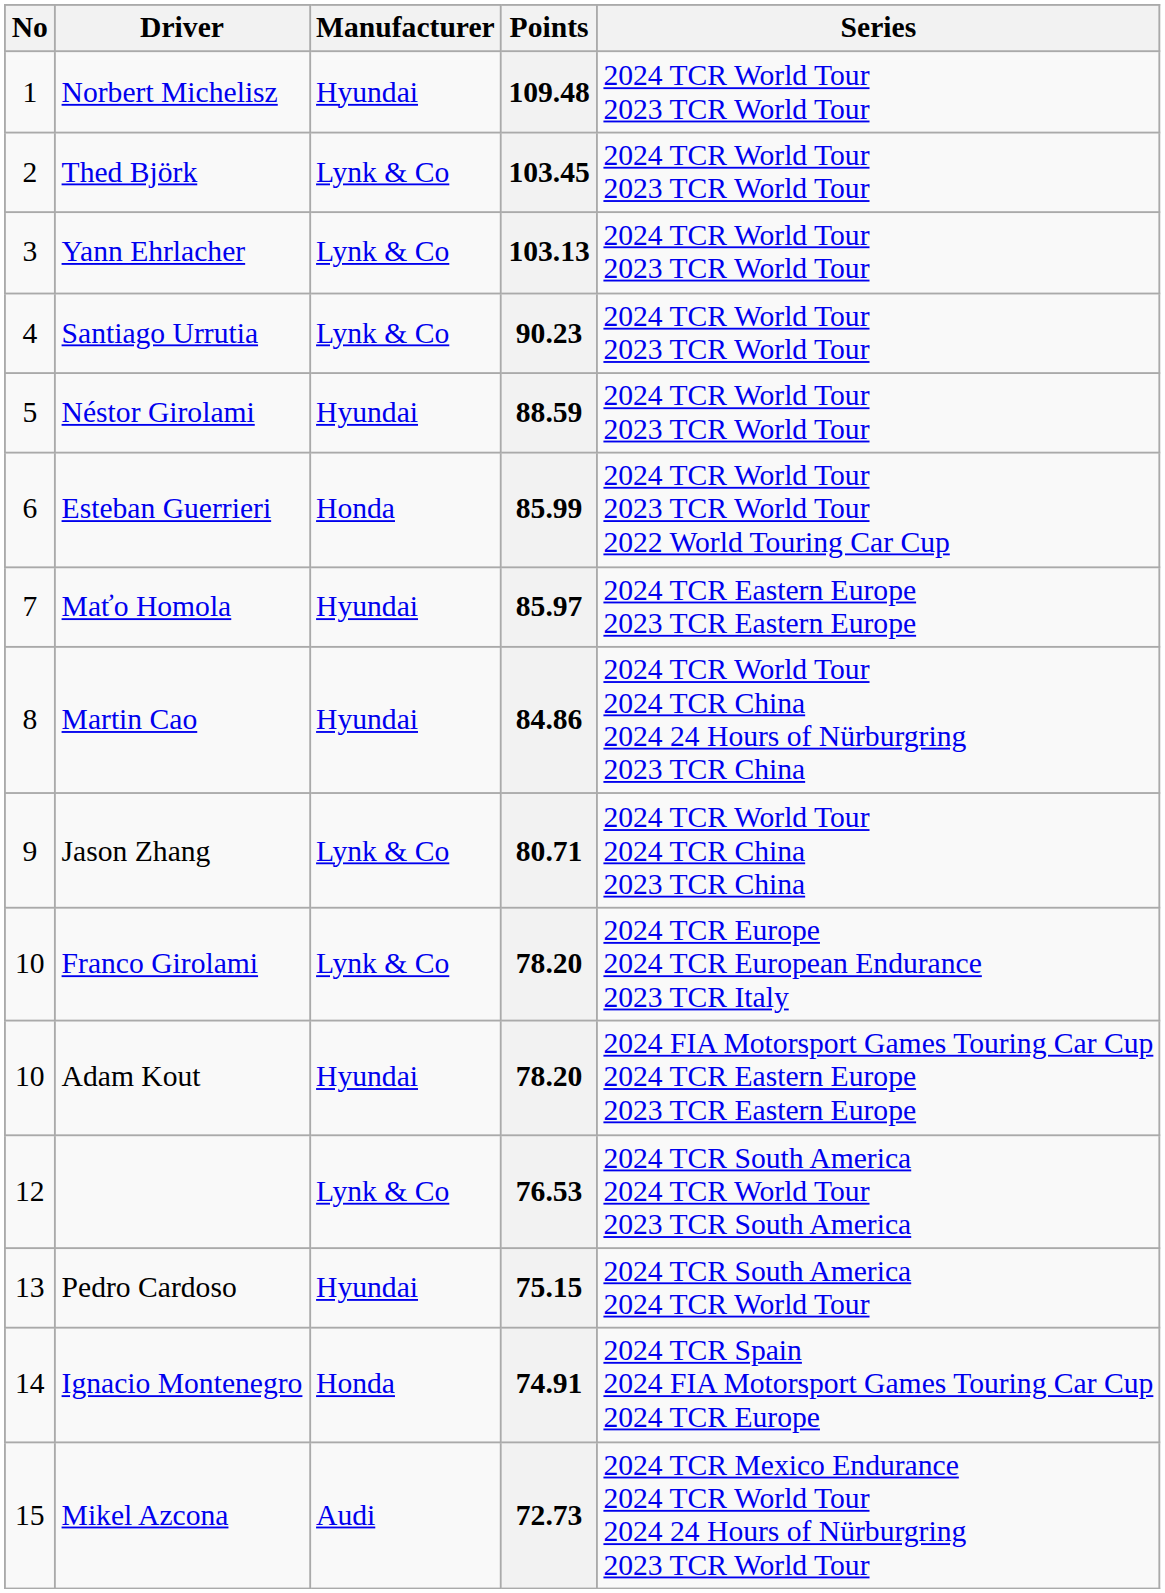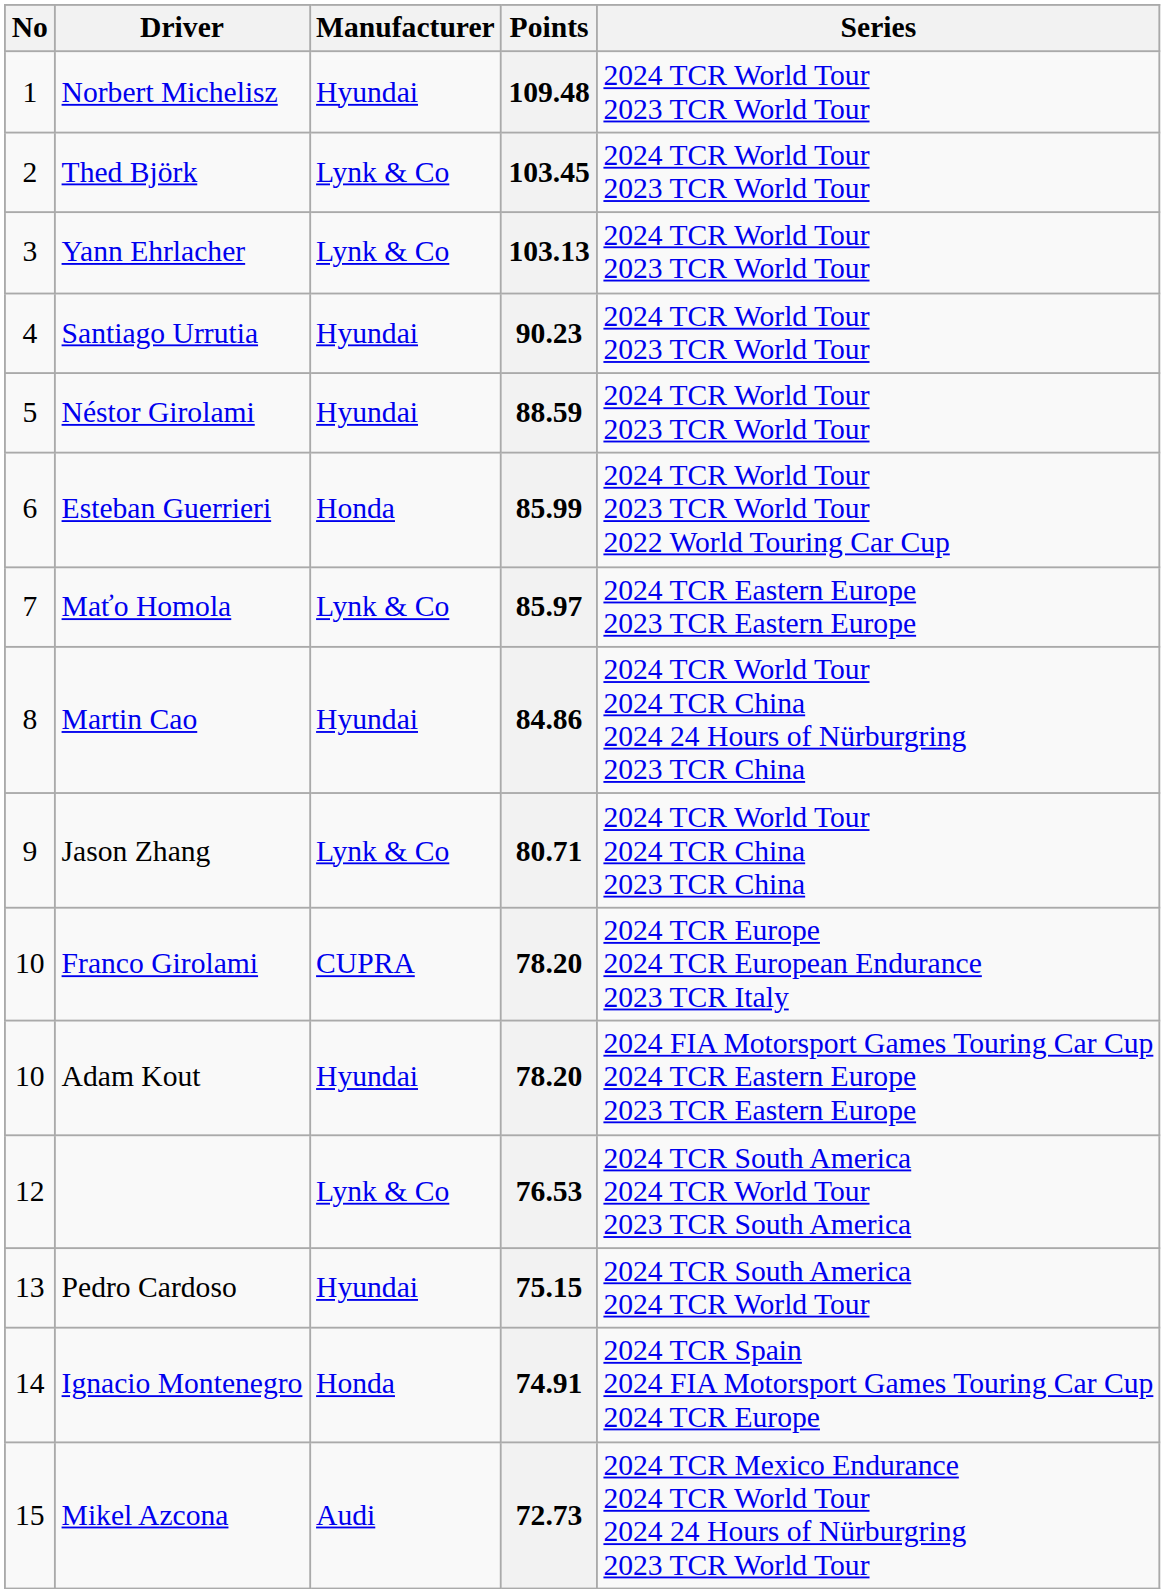(383, 332) Lynk & Co -> (367, 332) Hyundai
(367, 606) Hyundai -> (383, 606) Lynk & Co
(383, 963) Lynk & Co -> (365, 963) CUPRA
